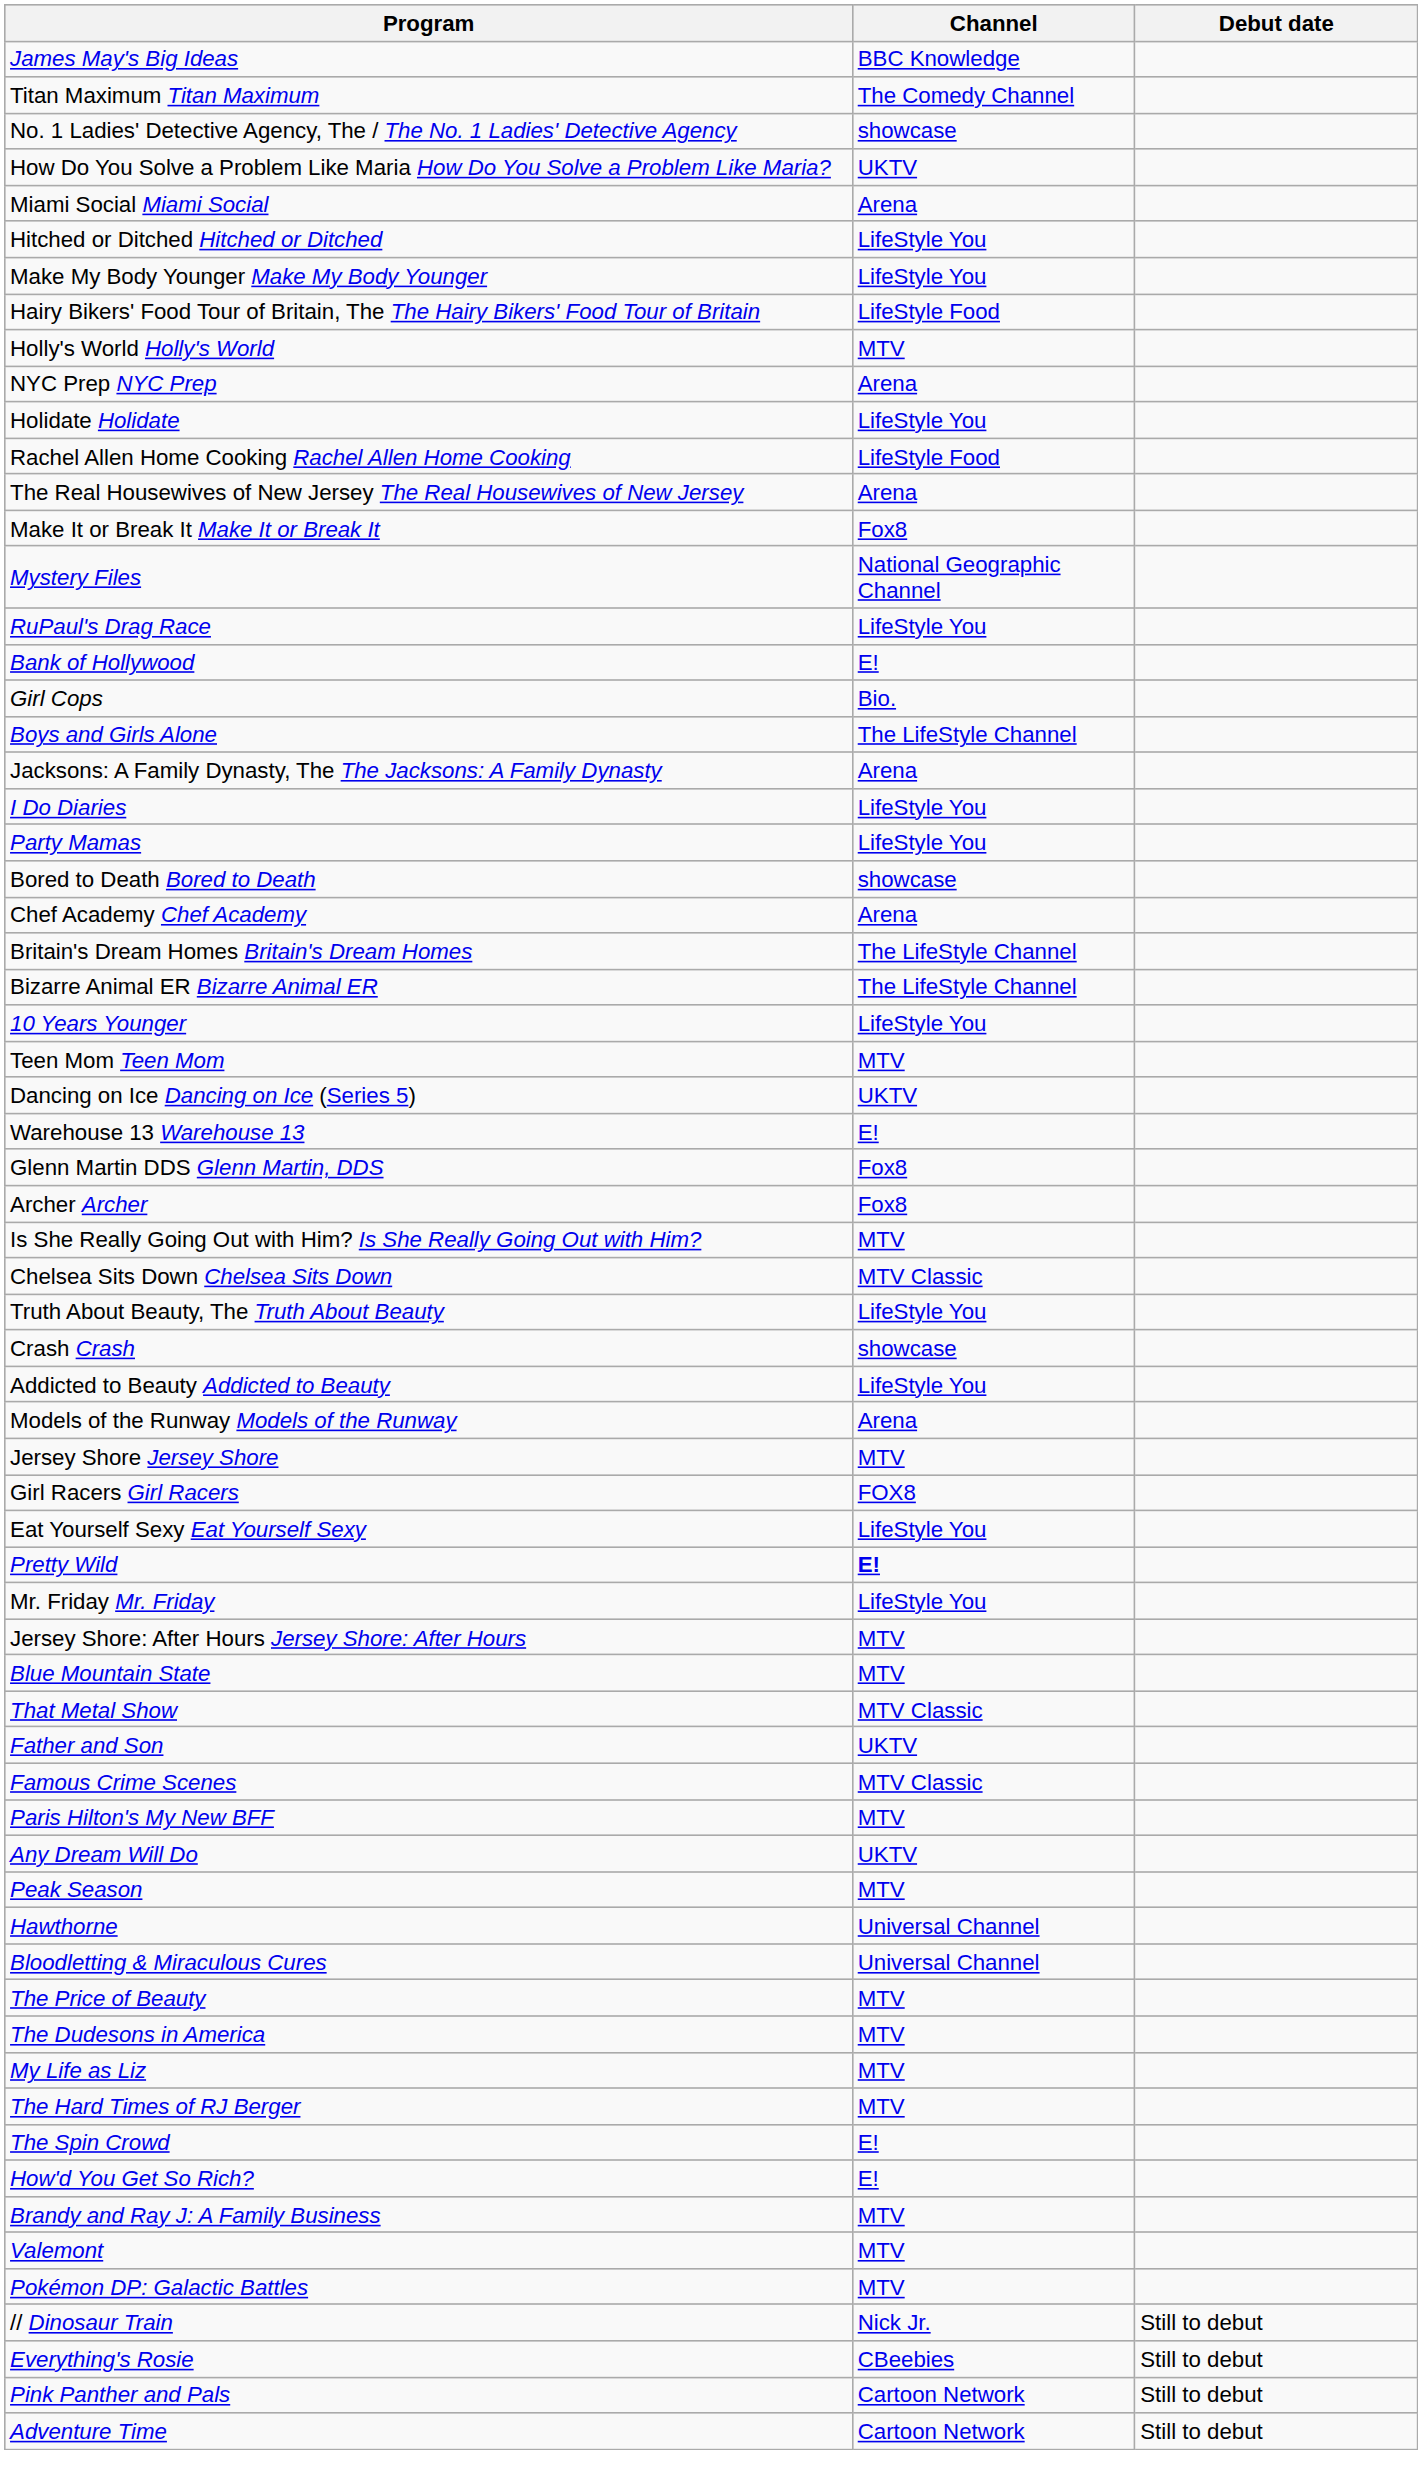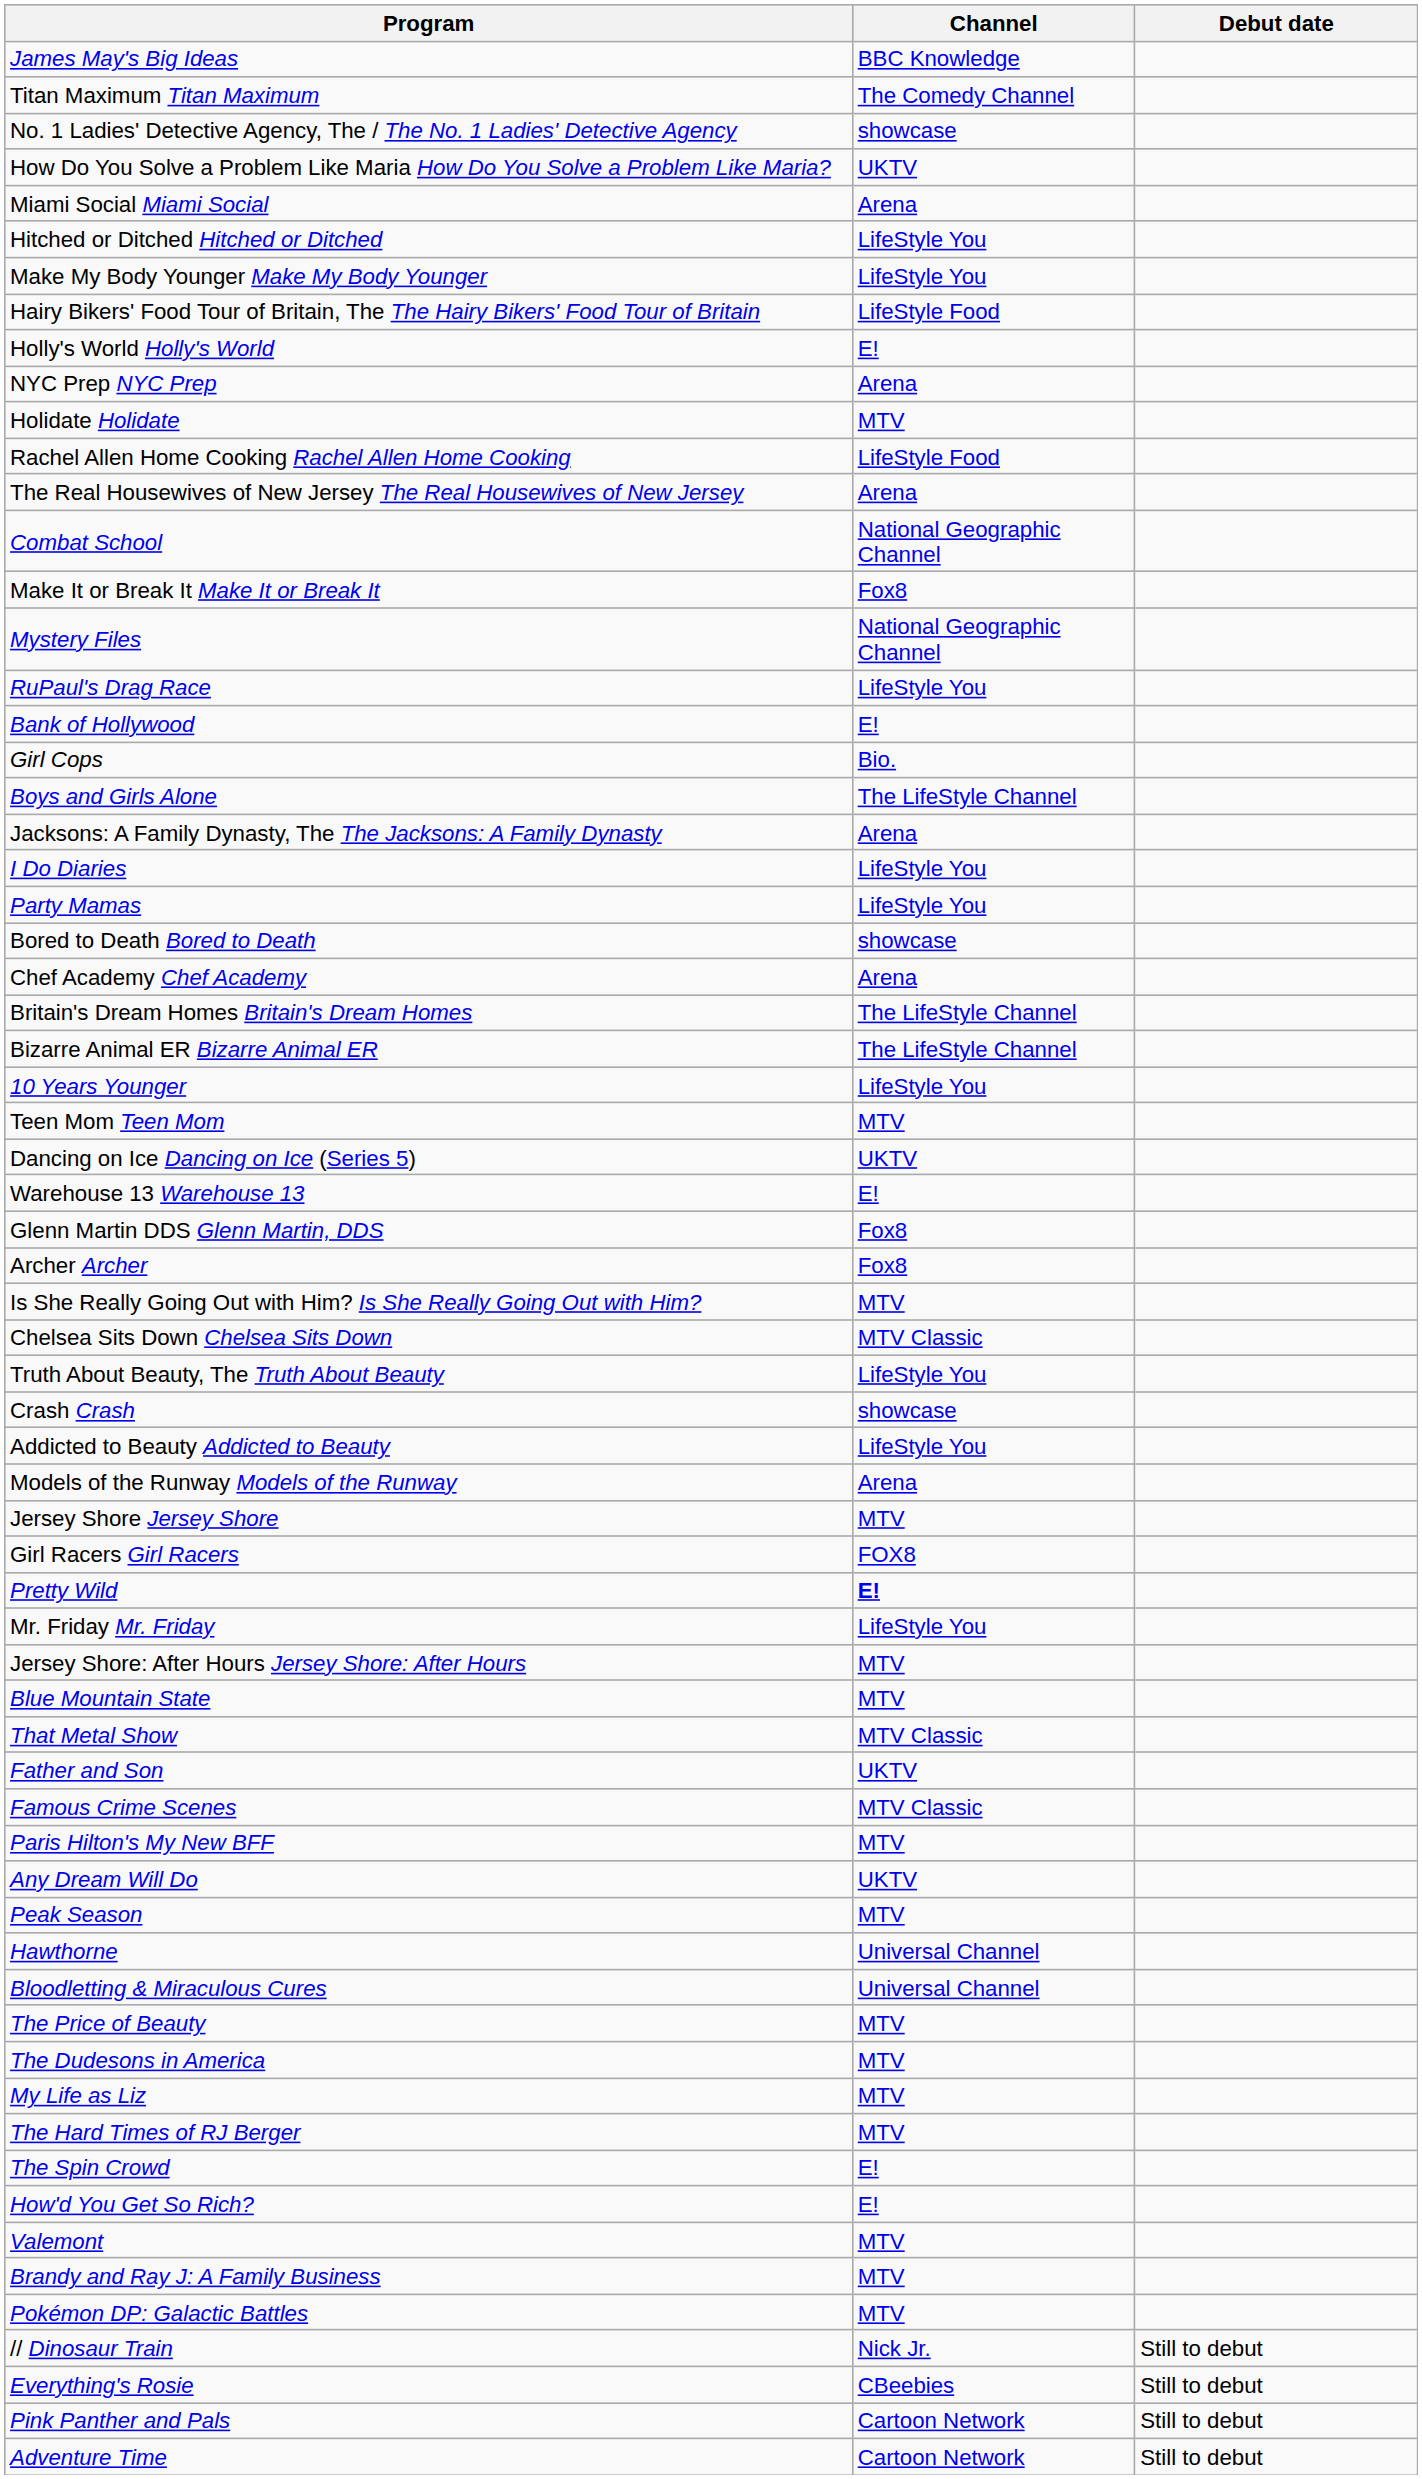(881, 348) MTV -> (868, 348) E!
(922, 420) LifeStyle You -> (881, 420) MTV
+ row: (86, 541)
- row: (188, 1528)
rows swapped: (195, 2214) <-> (57, 2250)
